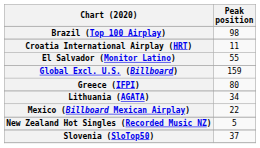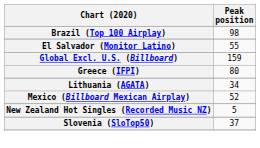- row: (109, 46)
(234, 110) 22 -> (234, 97) 52
